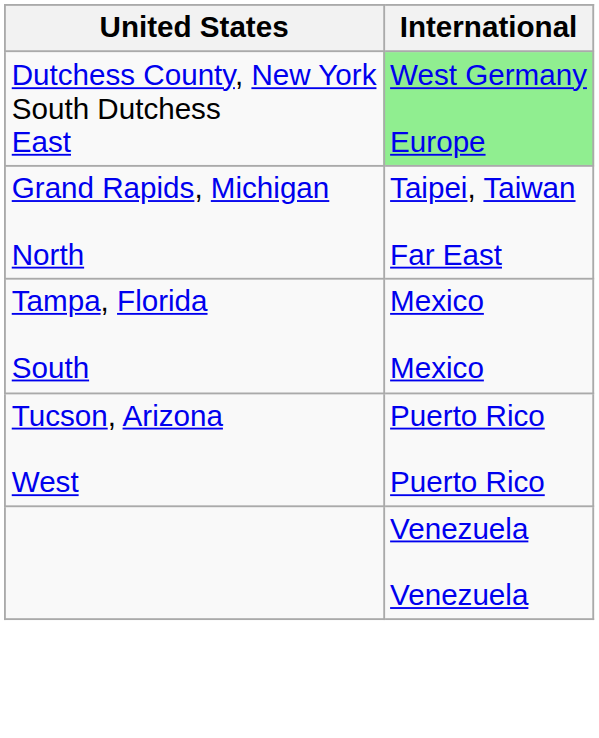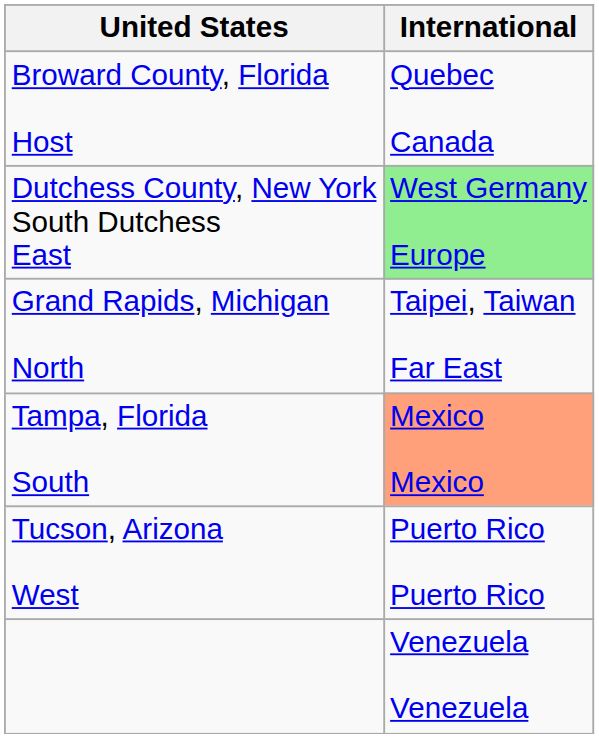+ row: (170, 108)
(437, 335) no background -> (437, 448) lightsalmon background
